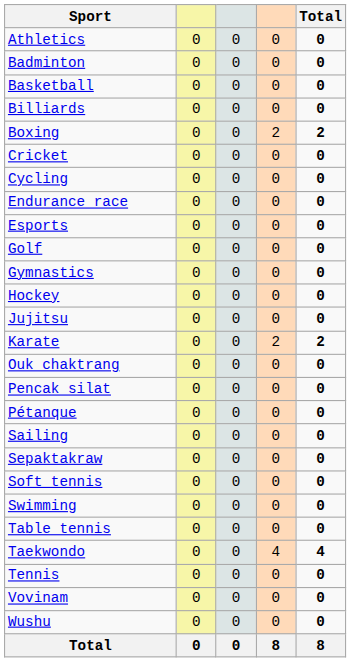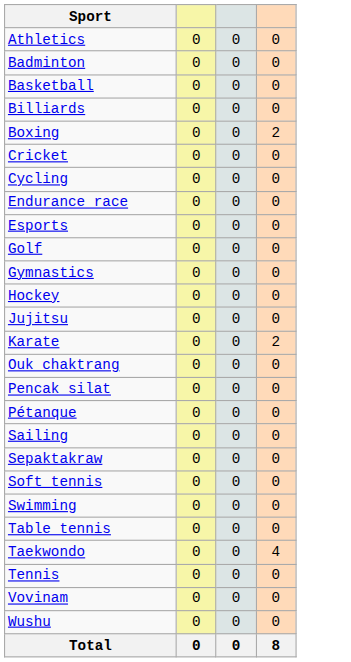- column: (321, 16)
